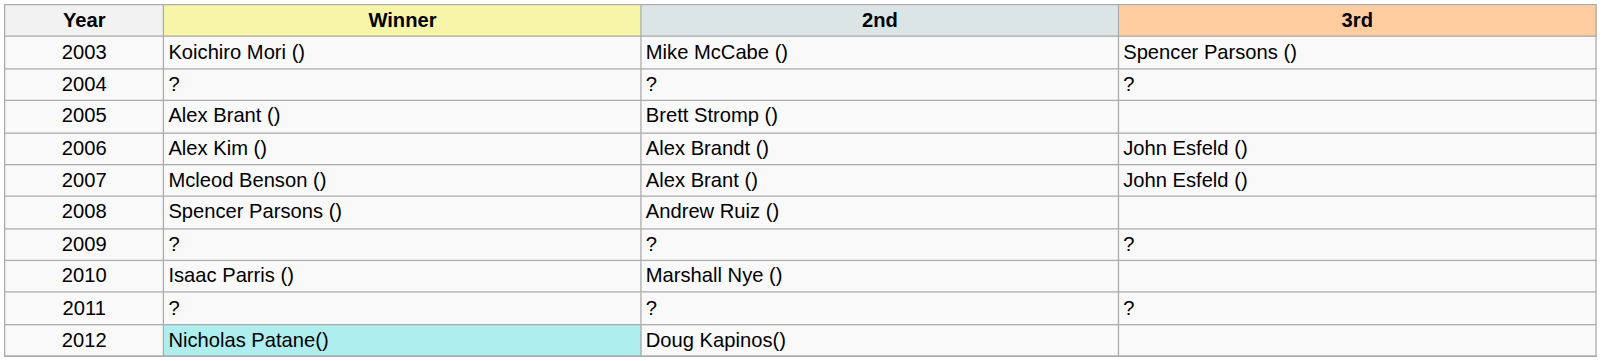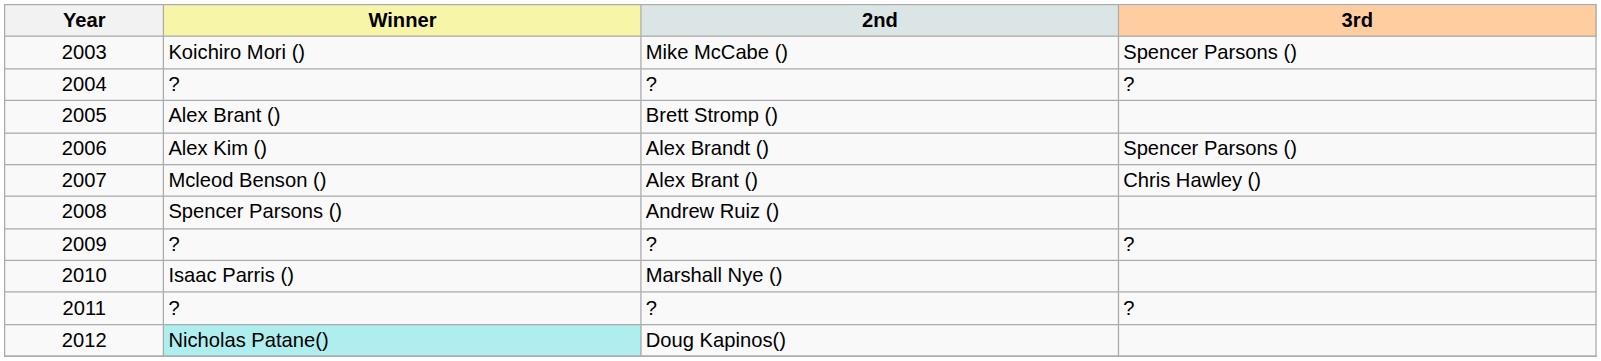(1185, 148) John Esfeld () -> (1210, 148) Spencer Parsons ()
(1185, 180) John Esfeld () -> (1192, 180) Chris Hawley ()
